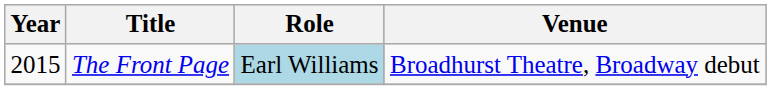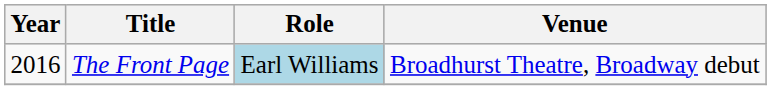(35, 63) 2015 -> (35, 63) 2016
